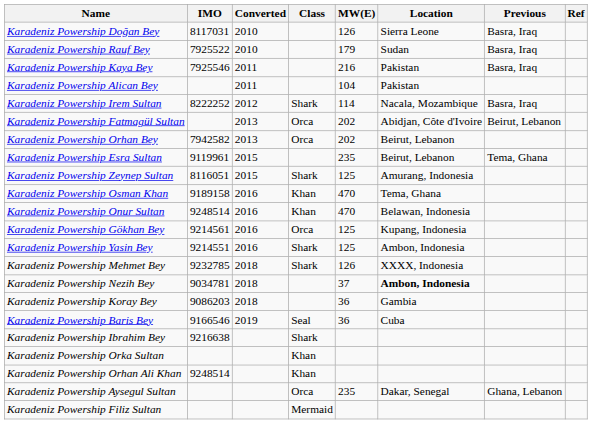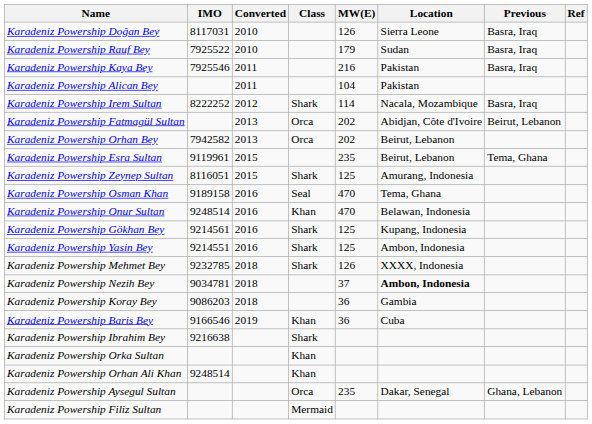(304, 193) Khan -> (301, 193) Seal
(302, 229) Orca -> (304, 229) Shark
(301, 319) Seal -> (304, 319) Khan
